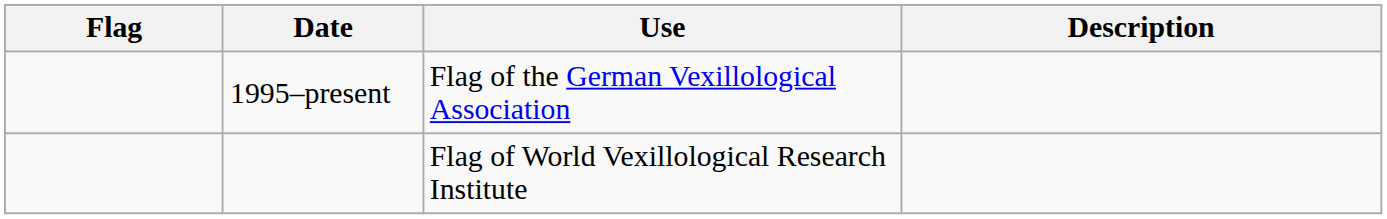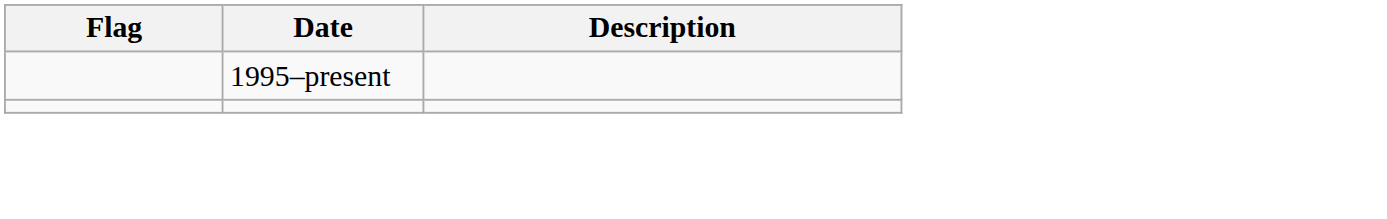- column: (662, 28)
